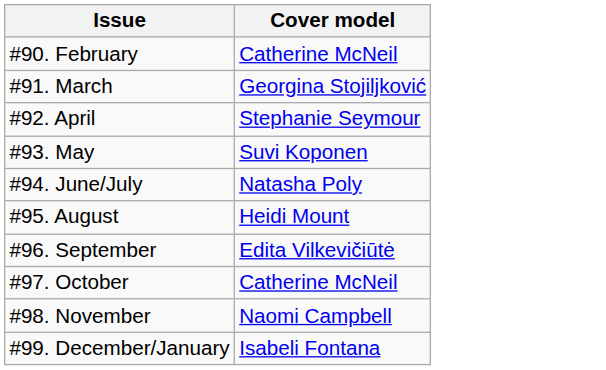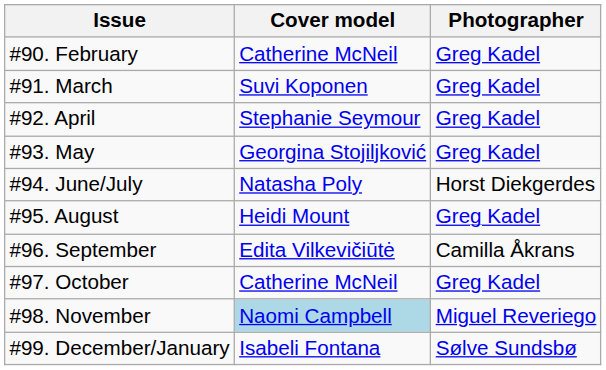+ column: (516, 20)
(333, 86) Georgina Stojiljković -> (303, 86) Suvi Koponen
(303, 151) Suvi Koponen -> (333, 151) Georgina Stojiljković
(315, 315) no background -> (315, 315) lightblue background
